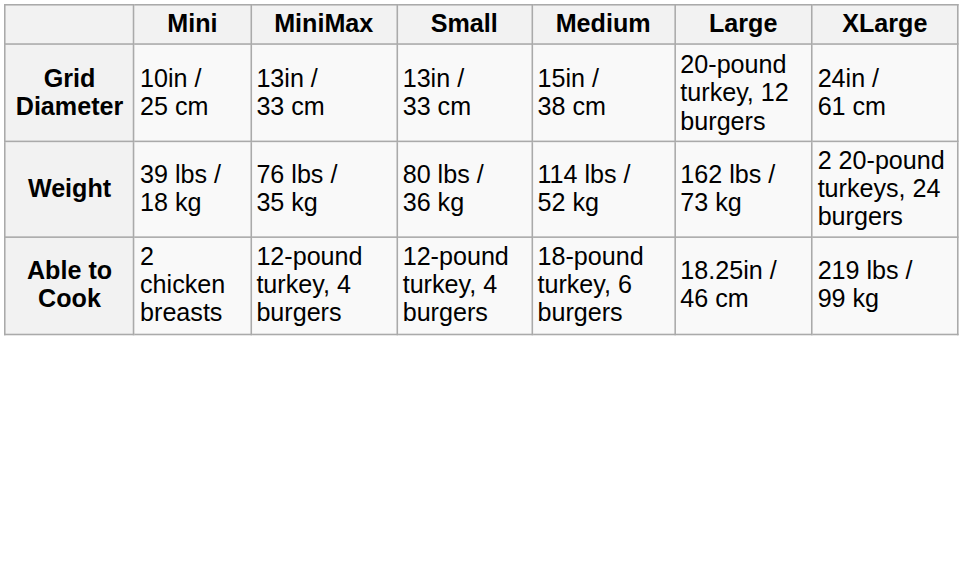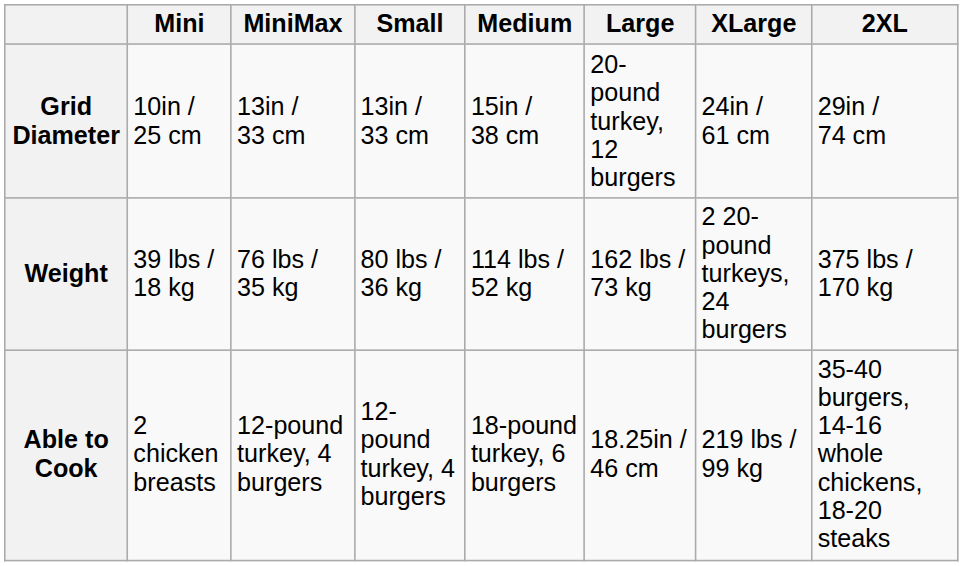+ column: (885, 24)
